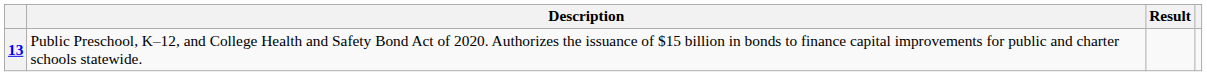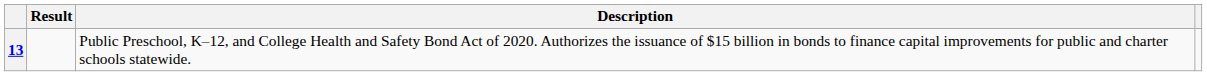columns swapped: (1170, 16) <-> (586, 16)
